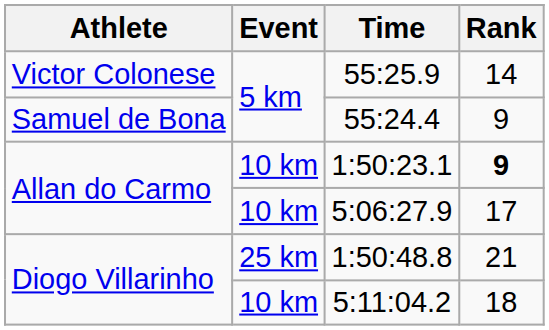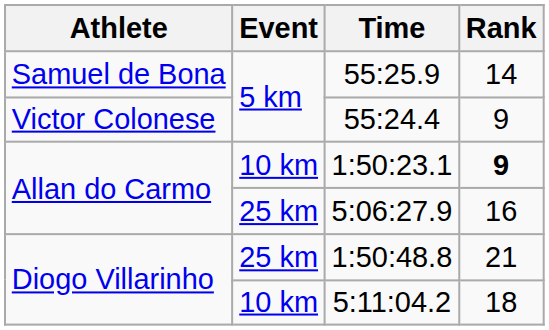(114, 74) Victor Colonese -> (119, 74) Samuel de Bona
(119, 120) Samuel de Bona -> (114, 120) Victor Colonese
(279, 211) 10 km -> (279, 211) 25 km
(501, 211) 17 -> (501, 211) 16
